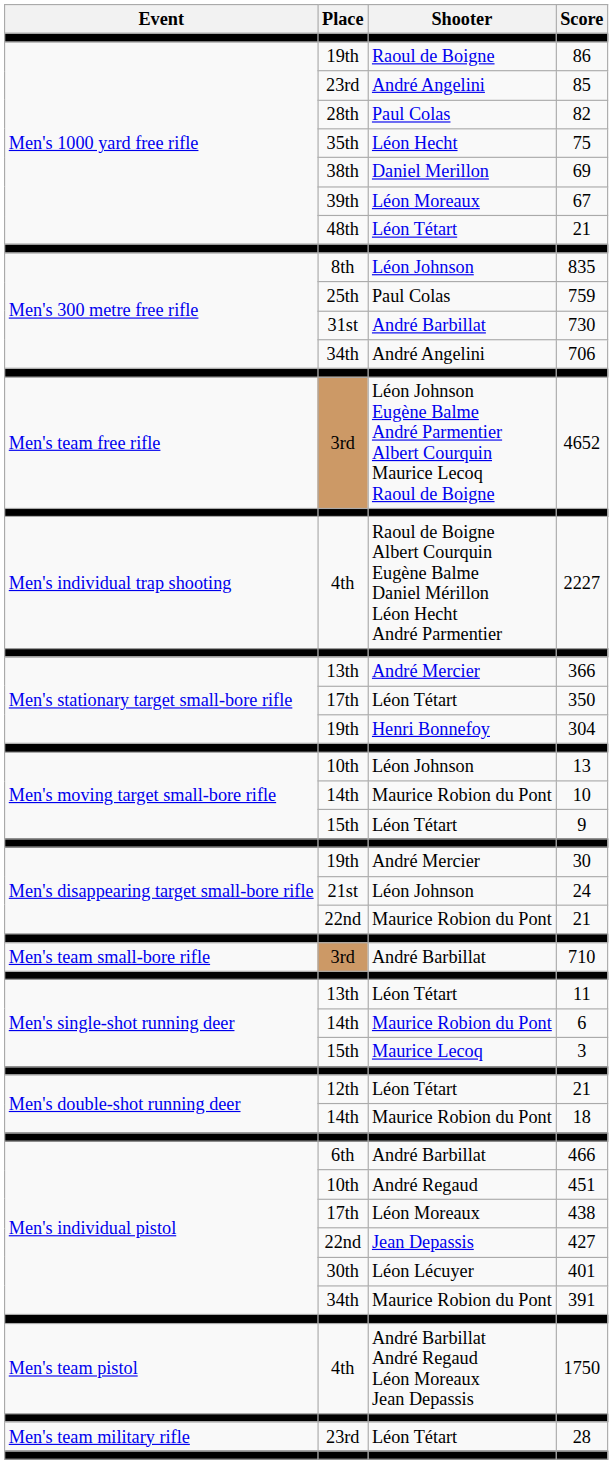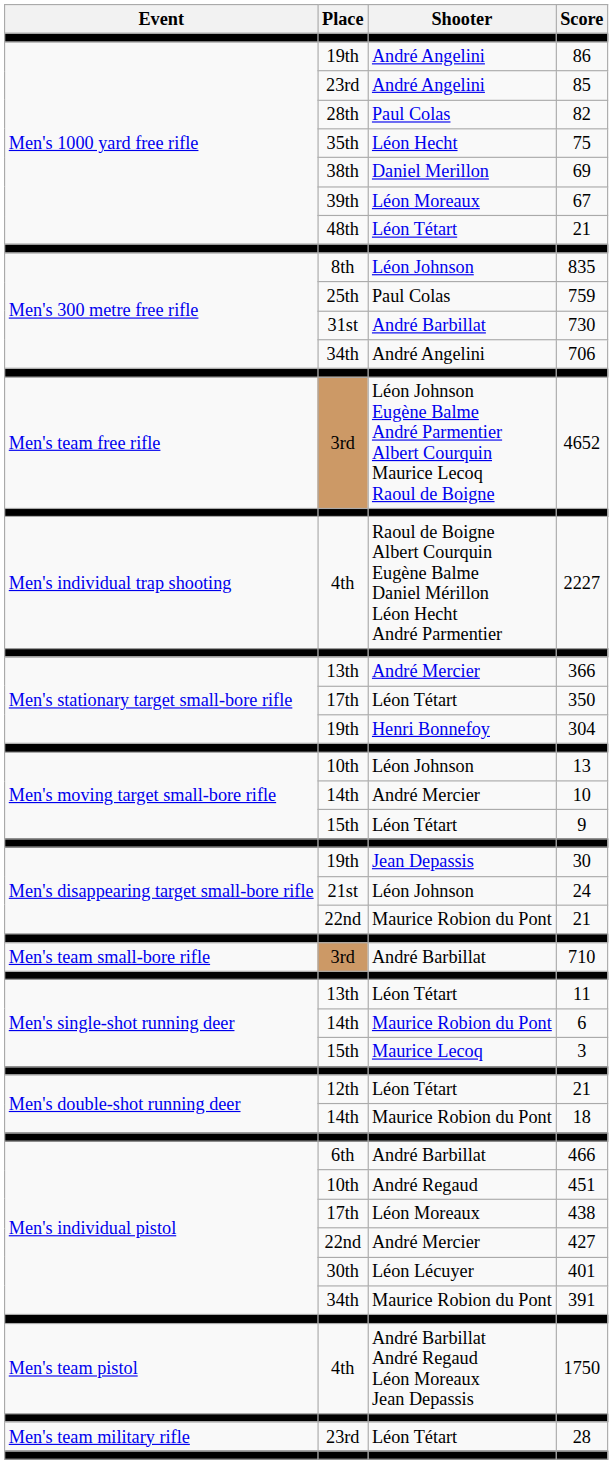(433, 56) Raoul de Boigne -> (428, 56) André Angelini
(462, 795) Maurice Robion du Pont -> (426, 795) André Mercier
(426, 861) André Mercier -> (423, 861) Jean Depassis
(423, 1242) Jean Depassis -> (426, 1242) André Mercier
